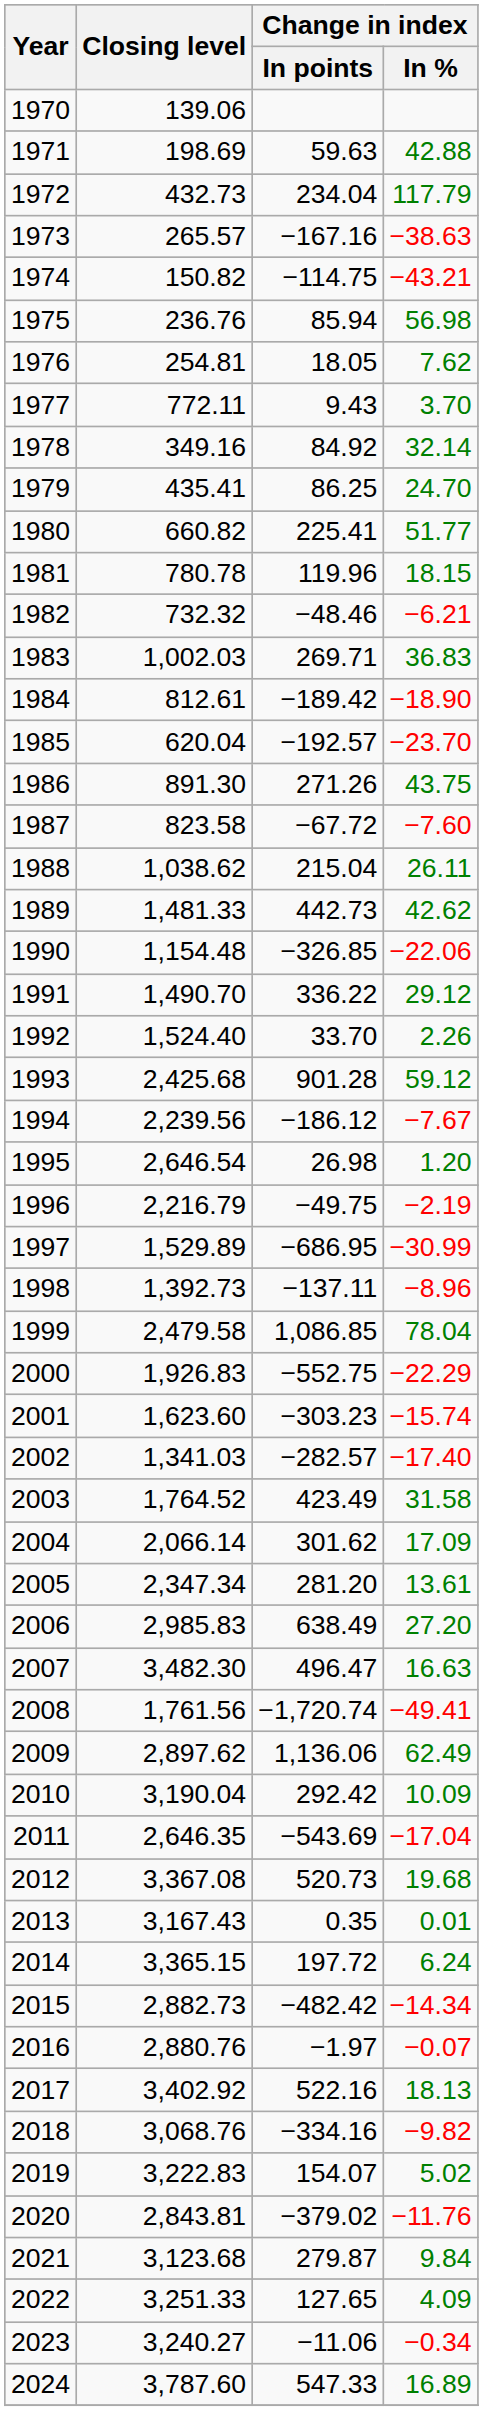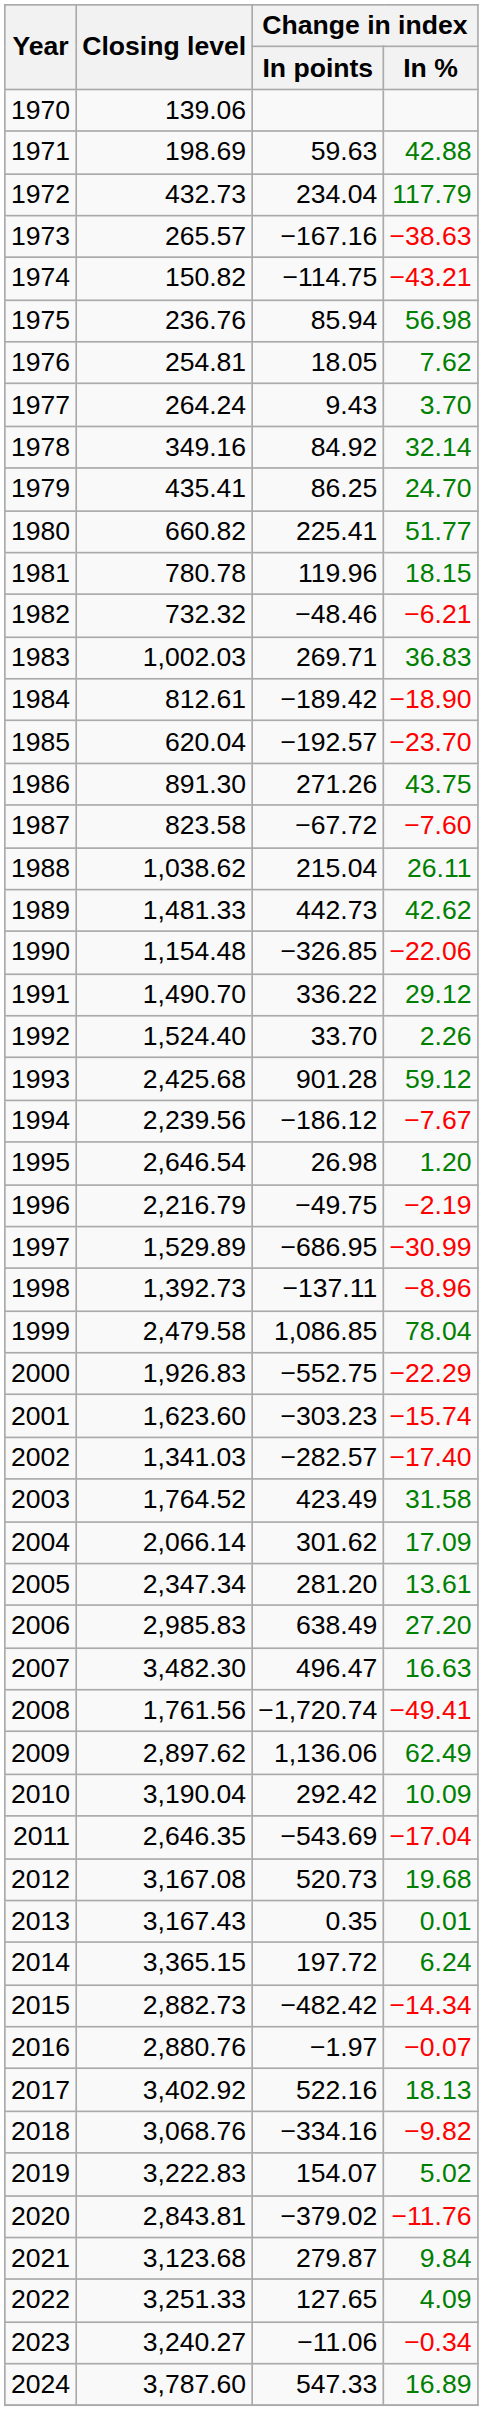(206, 404) 772.11 -> (206, 404) 264.24
(194, 1878) 3,367.08 -> (194, 1878) 3,167.08
